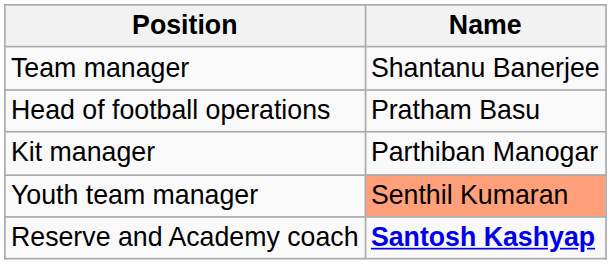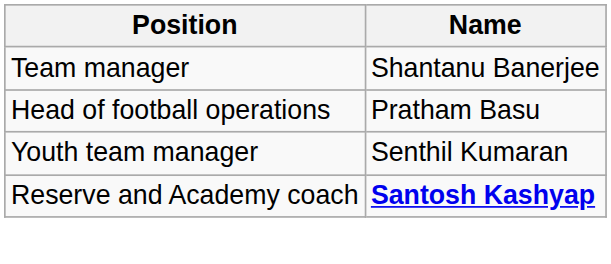- row: (83, 152)
(470, 195) lightsalmon background -> (470, 152) no background
